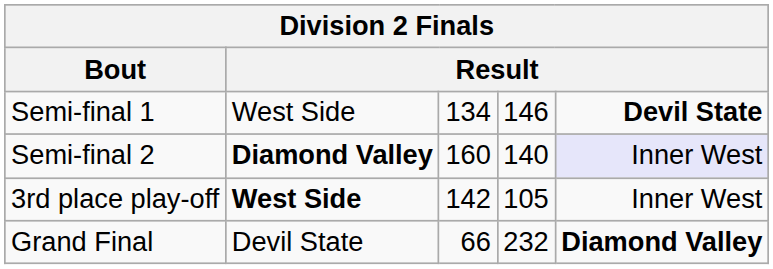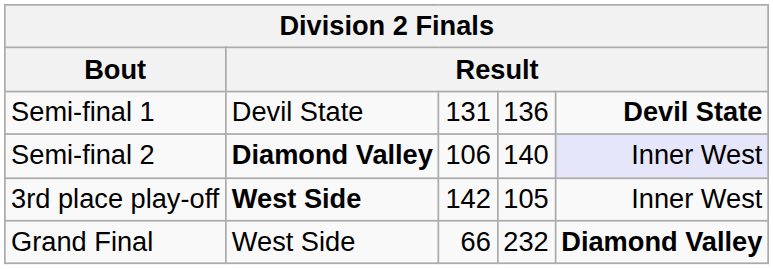(294, 112) West Side -> (298, 112) Devil State
(468, 112) 134 -> (468, 112) 131
(526, 112) 146 -> (526, 112) 136
(468, 155) 160 -> (468, 155) 106
(298, 241) Devil State -> (294, 241) West Side
